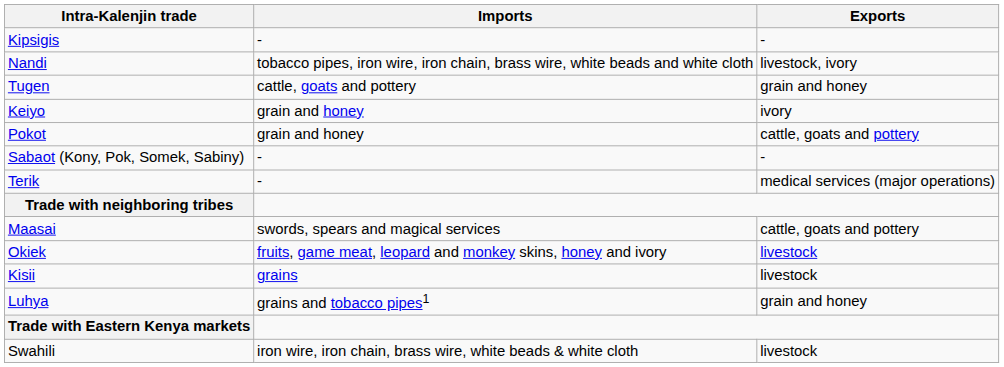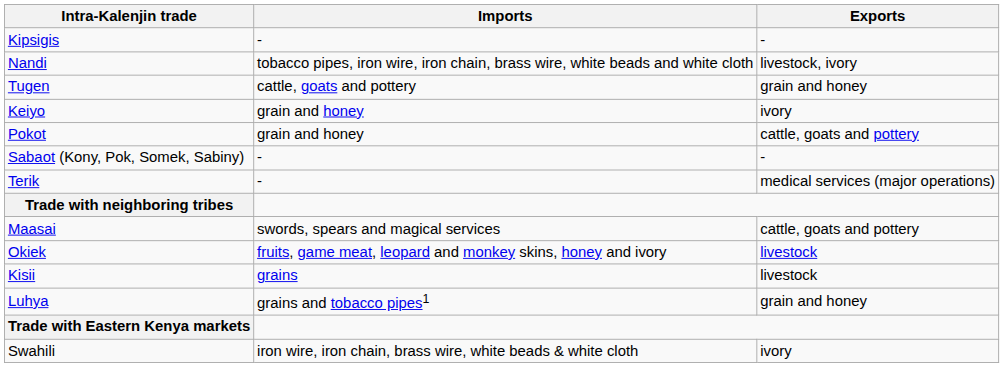(789, 350) livestock -> (776, 350) ivory
